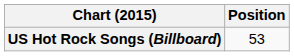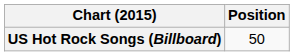(257, 39) 53 -> (257, 39) 50
